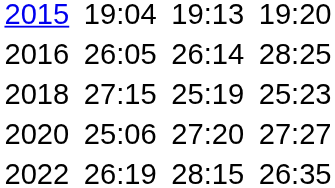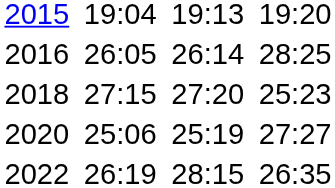(208, 94) 25:19 -> (208, 94) 27:20
(208, 134) 27:20 -> (208, 134) 25:19
